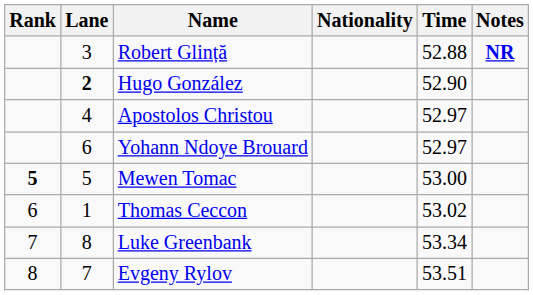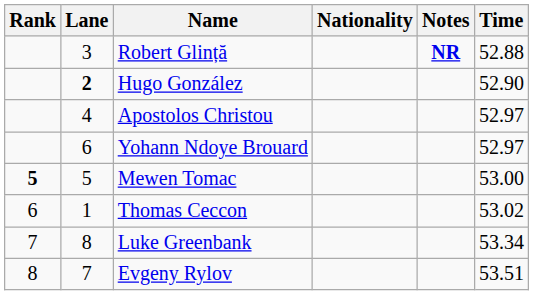columns swapped: (444, 20) <-> (500, 20)
